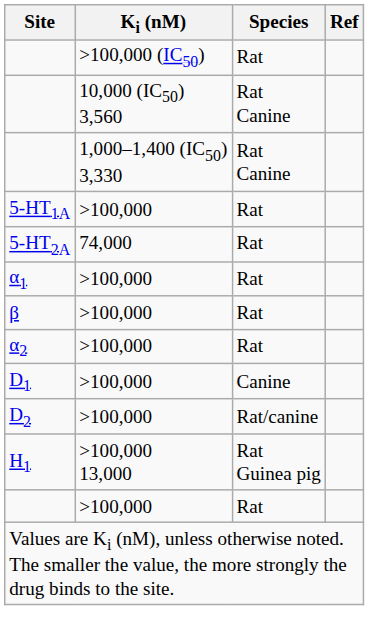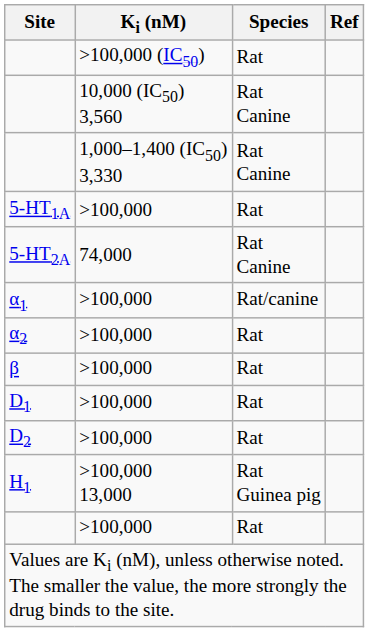(250, 243) Rat -> (264, 254) Rat Canine
(250, 278) Rat -> (277, 299) Rat/canine
rows swapped: (18, 347) <-> (14, 312)
(264, 381) Canine -> (250, 402) Rat
(277, 416) Rat/canine -> (250, 437) Rat
